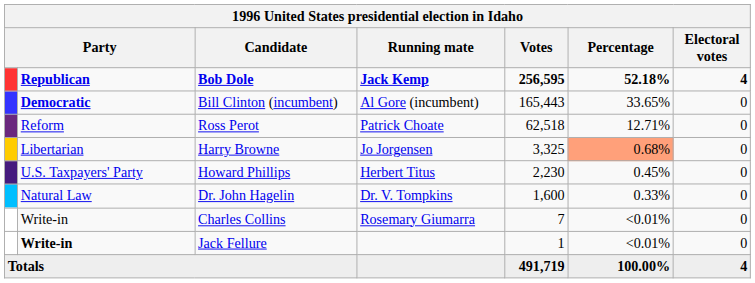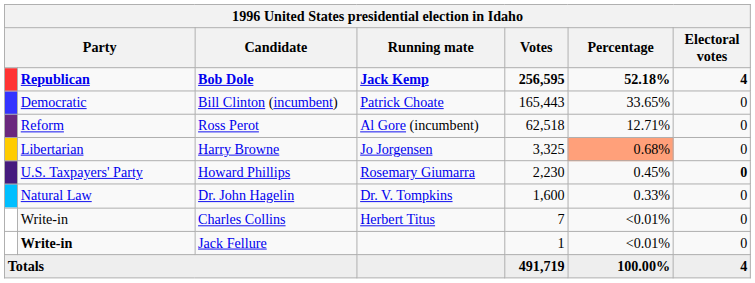(56, 103) bold -> (54, 103) normal
(419, 103) Al Gore (incumbent) -> (402, 103) Patrick Choate
(402, 126) Patrick Choate -> (419, 126) Al Gore (incumbent)
(398, 172) Herbert Titus -> (418, 172) Rosemary Giumarra
(744, 172) normal -> (744, 172) bold
(418, 219) Rosemary Giumarra -> (398, 219) Herbert Titus
